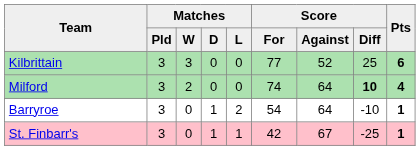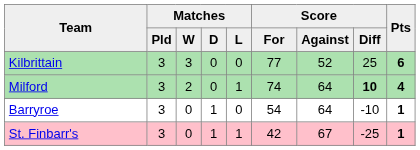(239, 86) 0 -> (239, 86) 1
(239, 110) 2 -> (239, 110) 0
